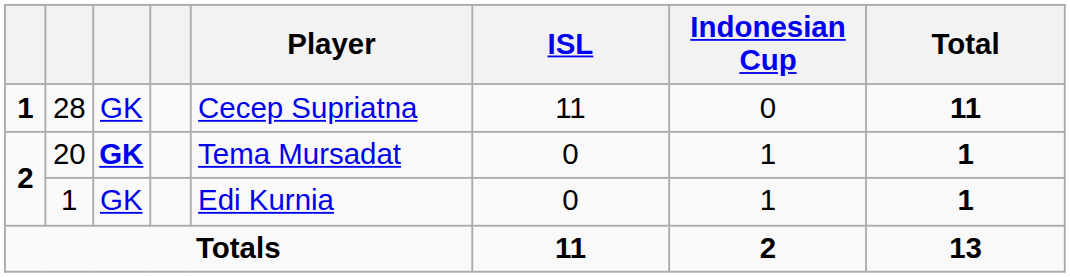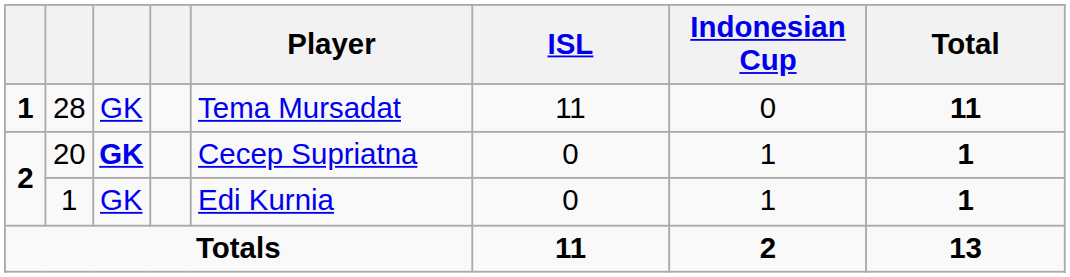(308, 107) Cecep Supriatna -> (300, 107) Tema Mursadat
(300, 154) Tema Mursadat -> (308, 154) Cecep Supriatna
